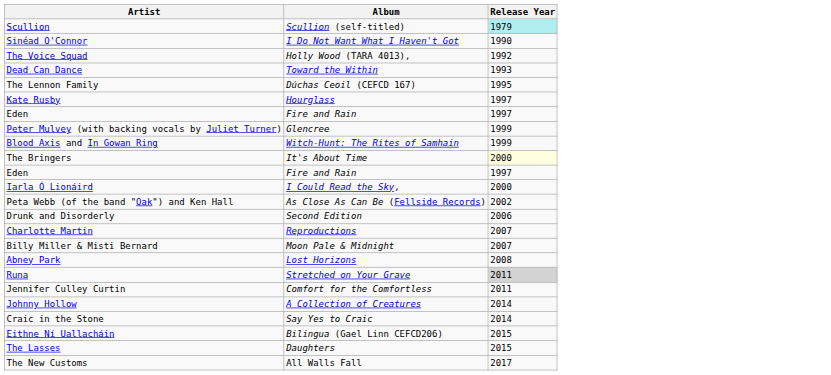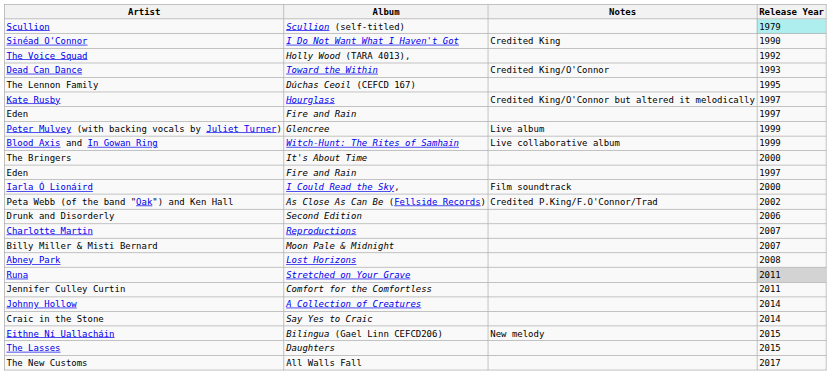+ column: (623, 12)
(501, 158) lightyellow background -> (770, 158) no background
